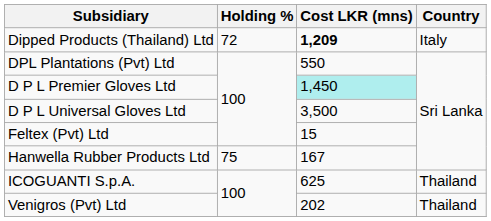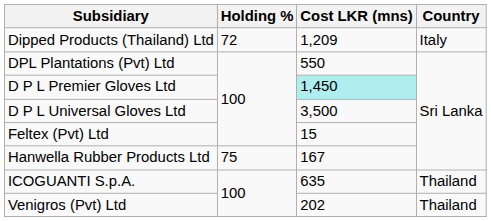(319, 39) bold -> (319, 39) normal
(313, 181) 625 -> (313, 181) 635
